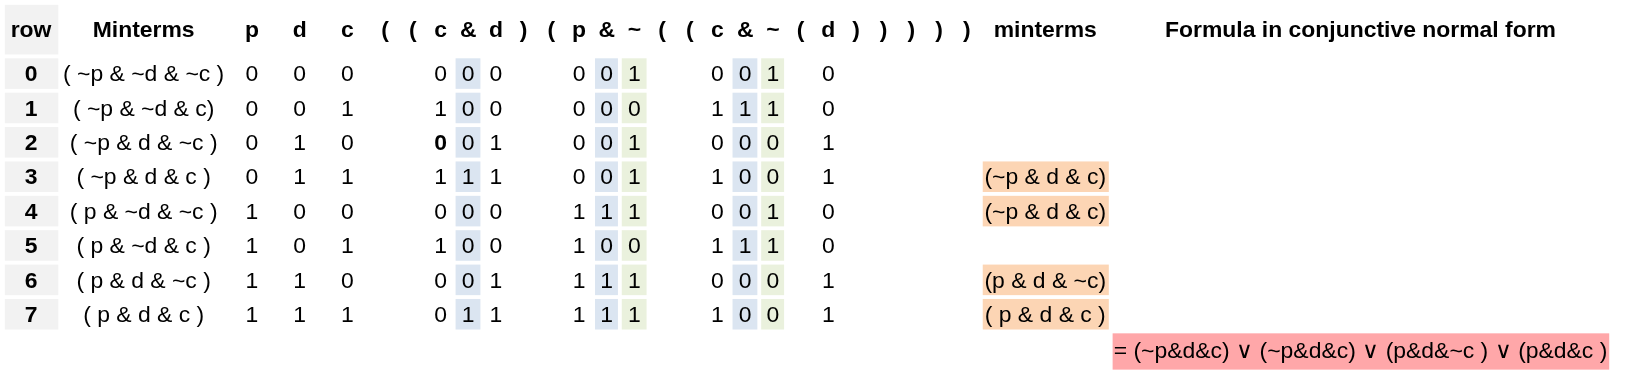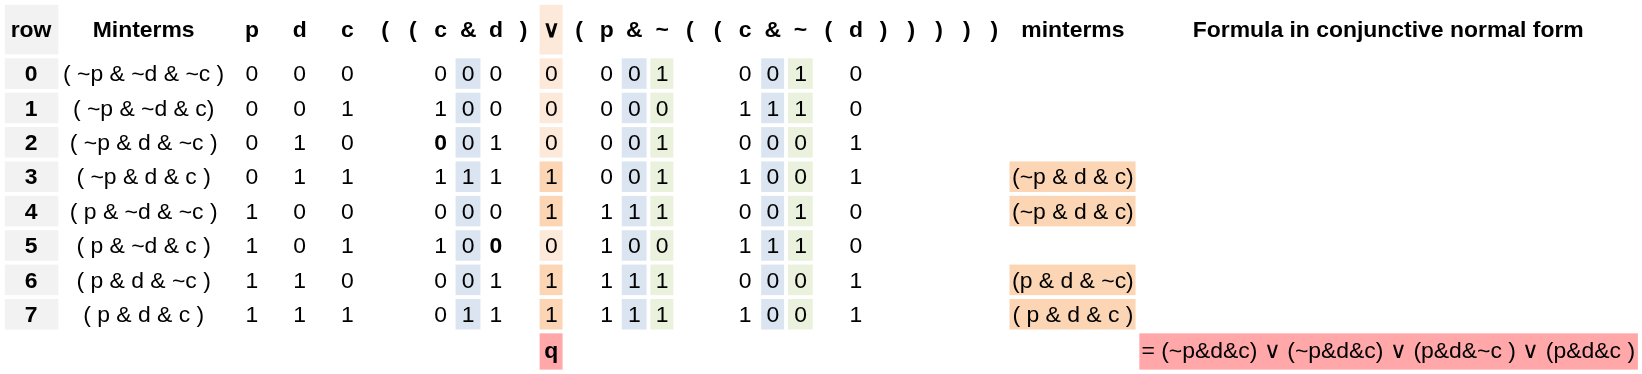+ column: (551, 30)
(496, 245) normal -> (496, 245) bold
